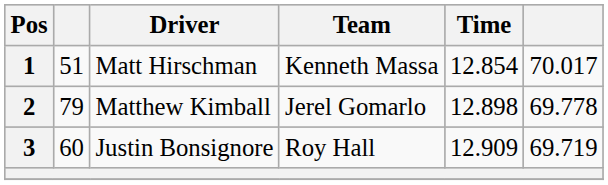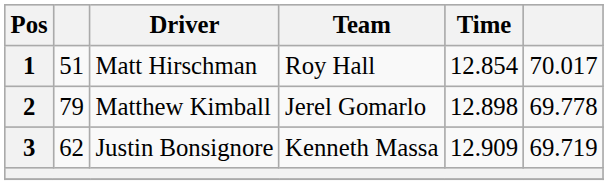(362, 65) Kenneth Massa -> (330, 65) Roy Hall
(72, 147) 60 -> (72, 147) 62
(330, 147) Roy Hall -> (362, 147) Kenneth Massa
